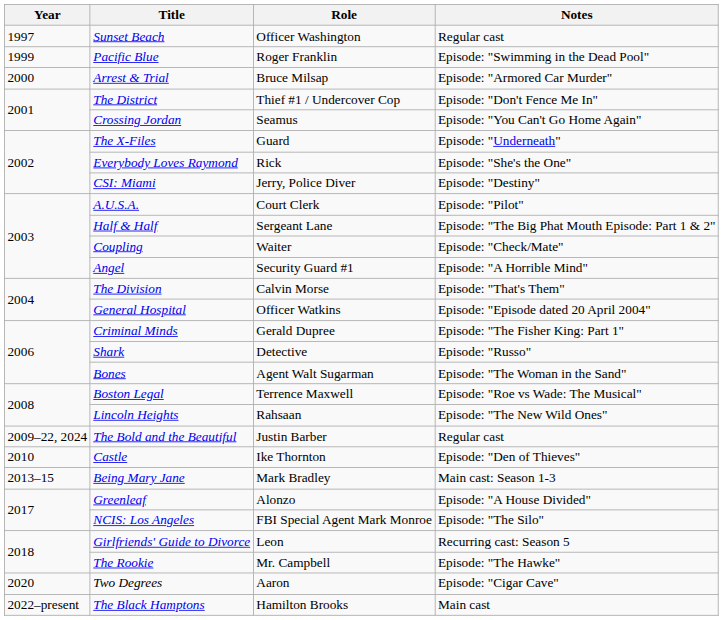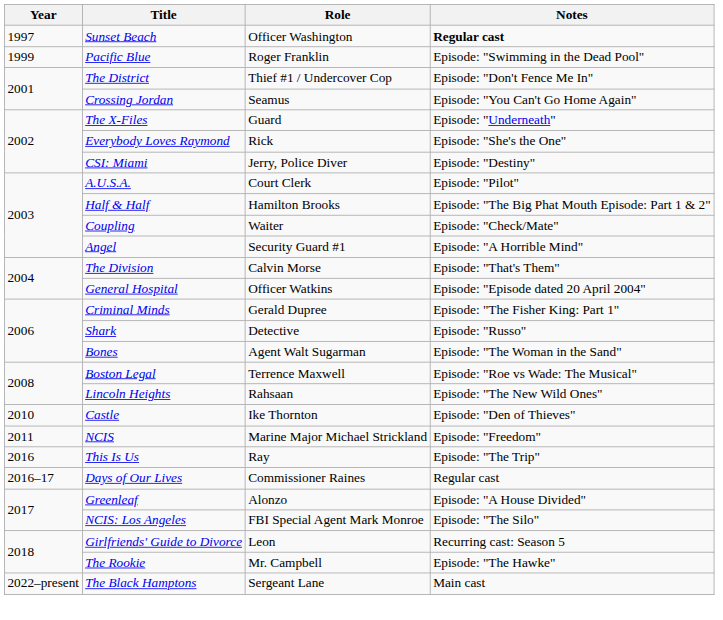(471, 36) normal -> (469, 36) bold
- row: (131, 78)
(294, 225) Sergeant Lane -> (294, 204) Hamilton Brooks
- row: (165, 436)
+ row: (100, 436)
- row: (139, 478)
+ row: (112, 457)
+ row: (134, 478)
- row: (128, 583)
(302, 604) Hamilton Brooks -> (286, 583) Sergeant Lane
